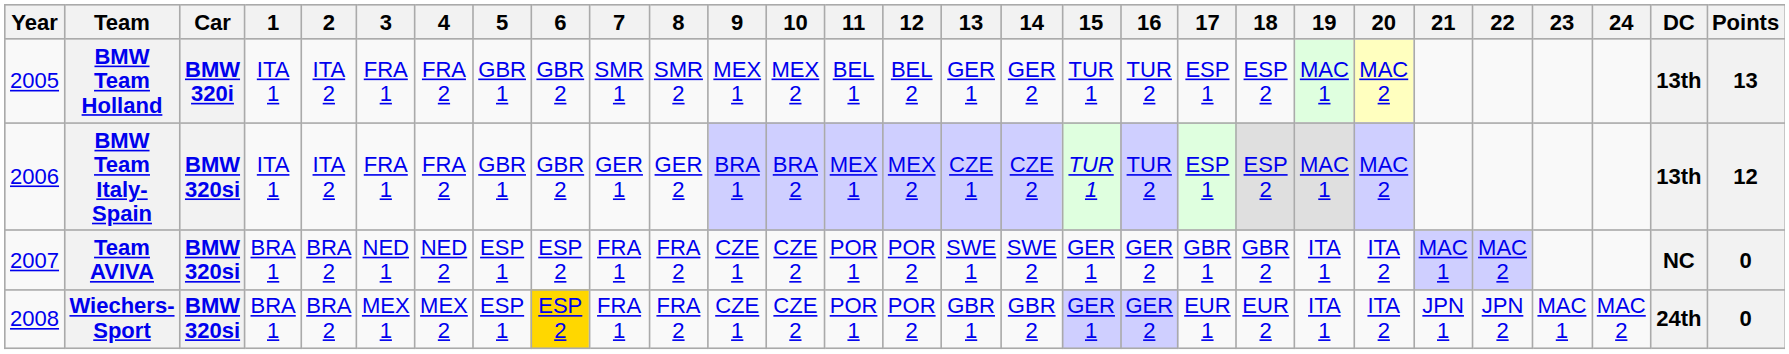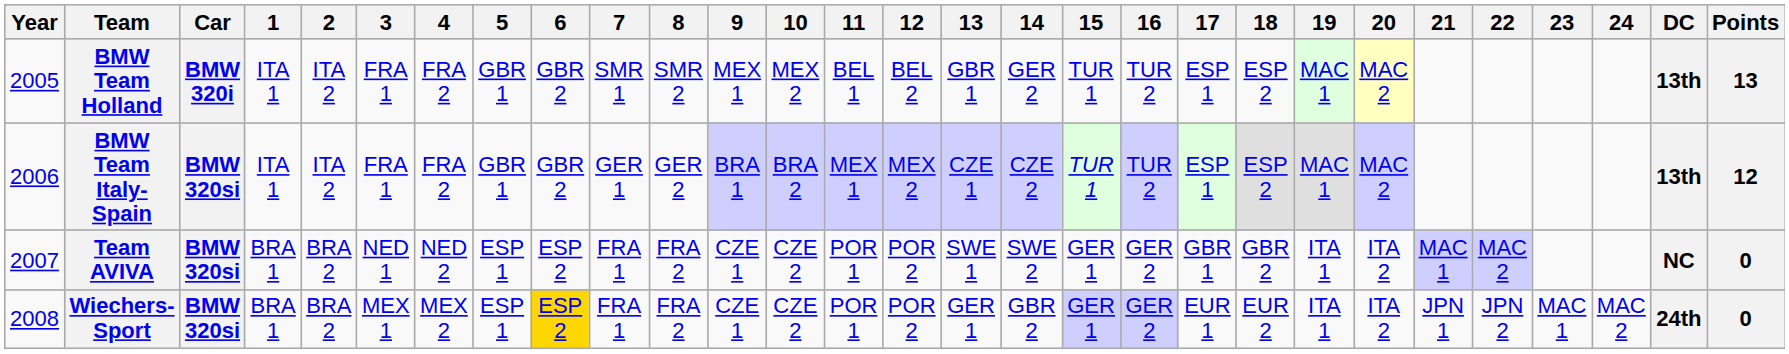(971, 81) GER 1 -> (971, 81) GBR 1
(971, 319) GBR 1 -> (971, 319) GER 1
